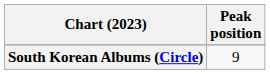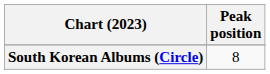(236, 57) 9 -> (236, 57) 8
